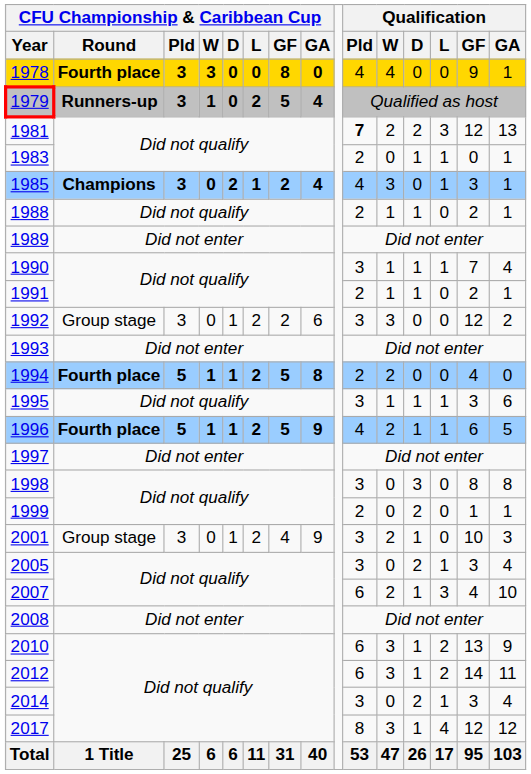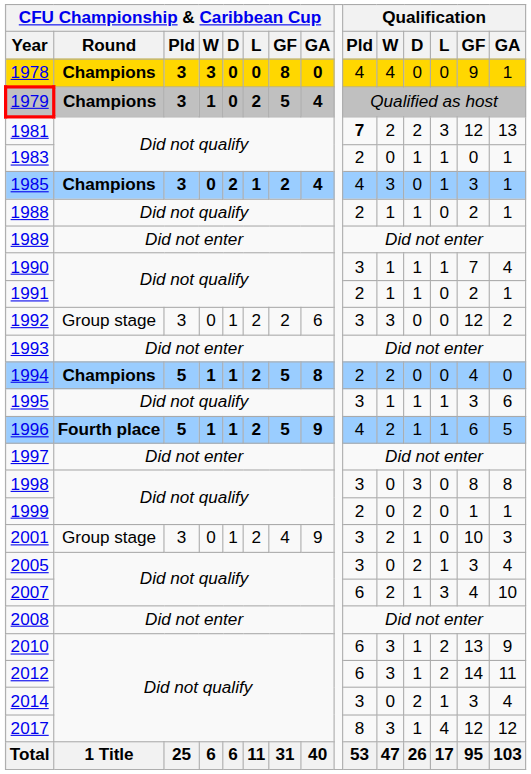(109, 72) Fourth place -> (109, 72) Champions
(110, 101) Runners-up -> (110, 101) Champions
(109, 375) Fourth place -> (109, 375) Champions
